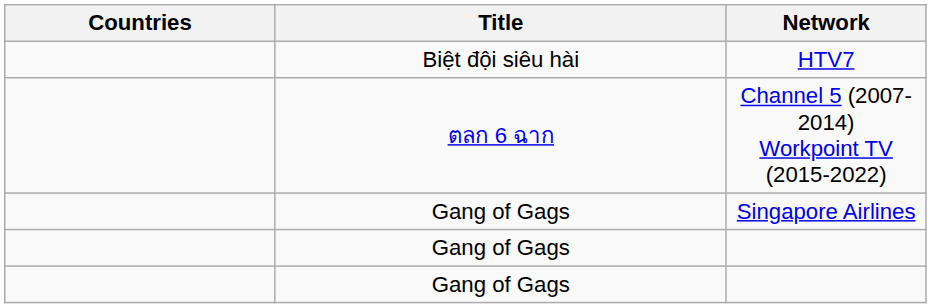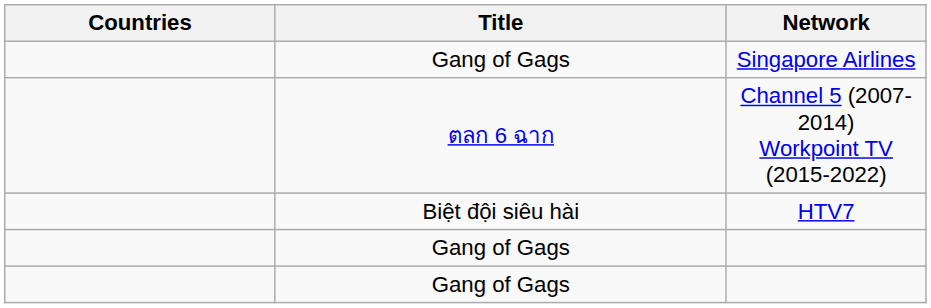rows swapped: (501, 211) <-> (501, 59)
